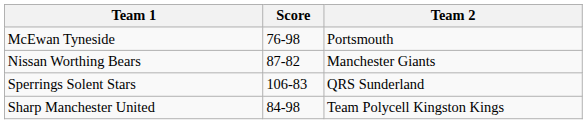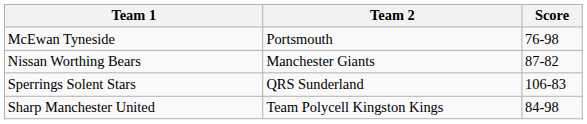columns swapped: (453, 15) <-> (293, 15)
